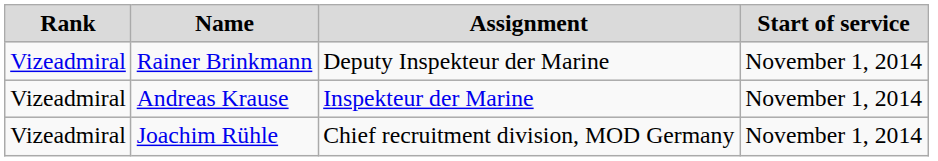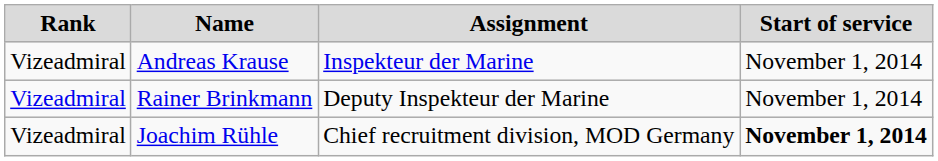rows swapped: (225, 60) <-> (213, 98)
(834, 135) normal -> (836, 135) bold
